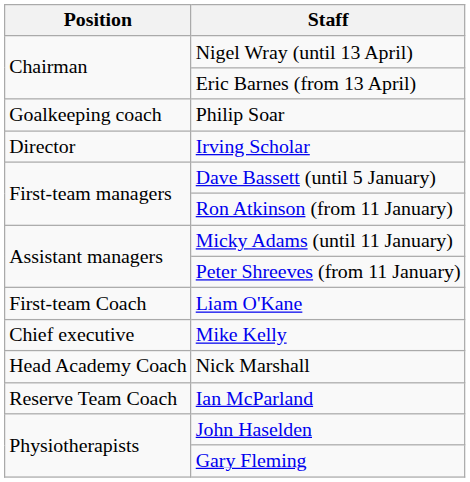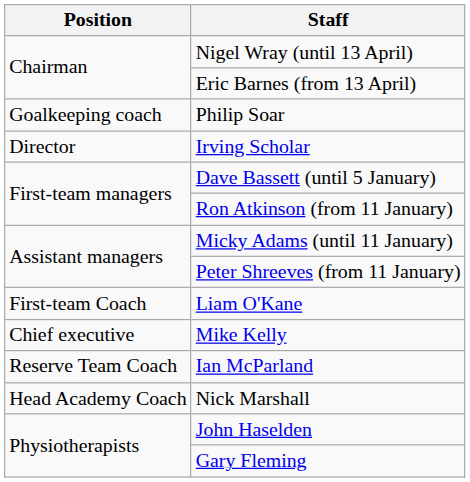rows swapped: (254, 397) <-> (253, 366)
